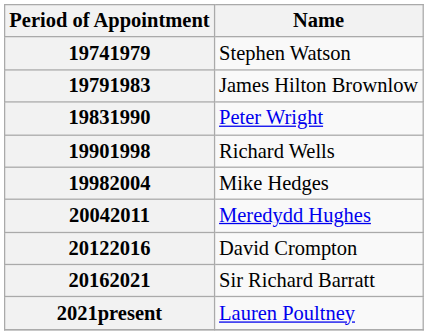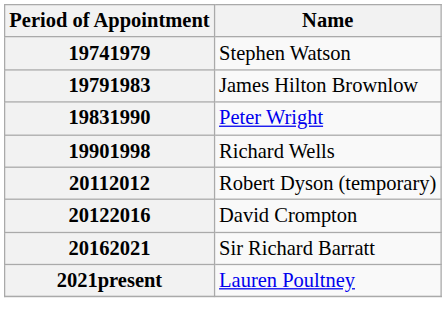- row: (109, 183)
- row: (109, 215)
+ row: (109, 183)
